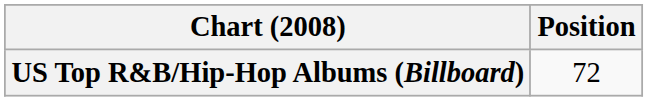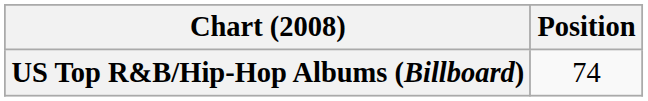(586, 72) 72 -> (586, 72) 74
